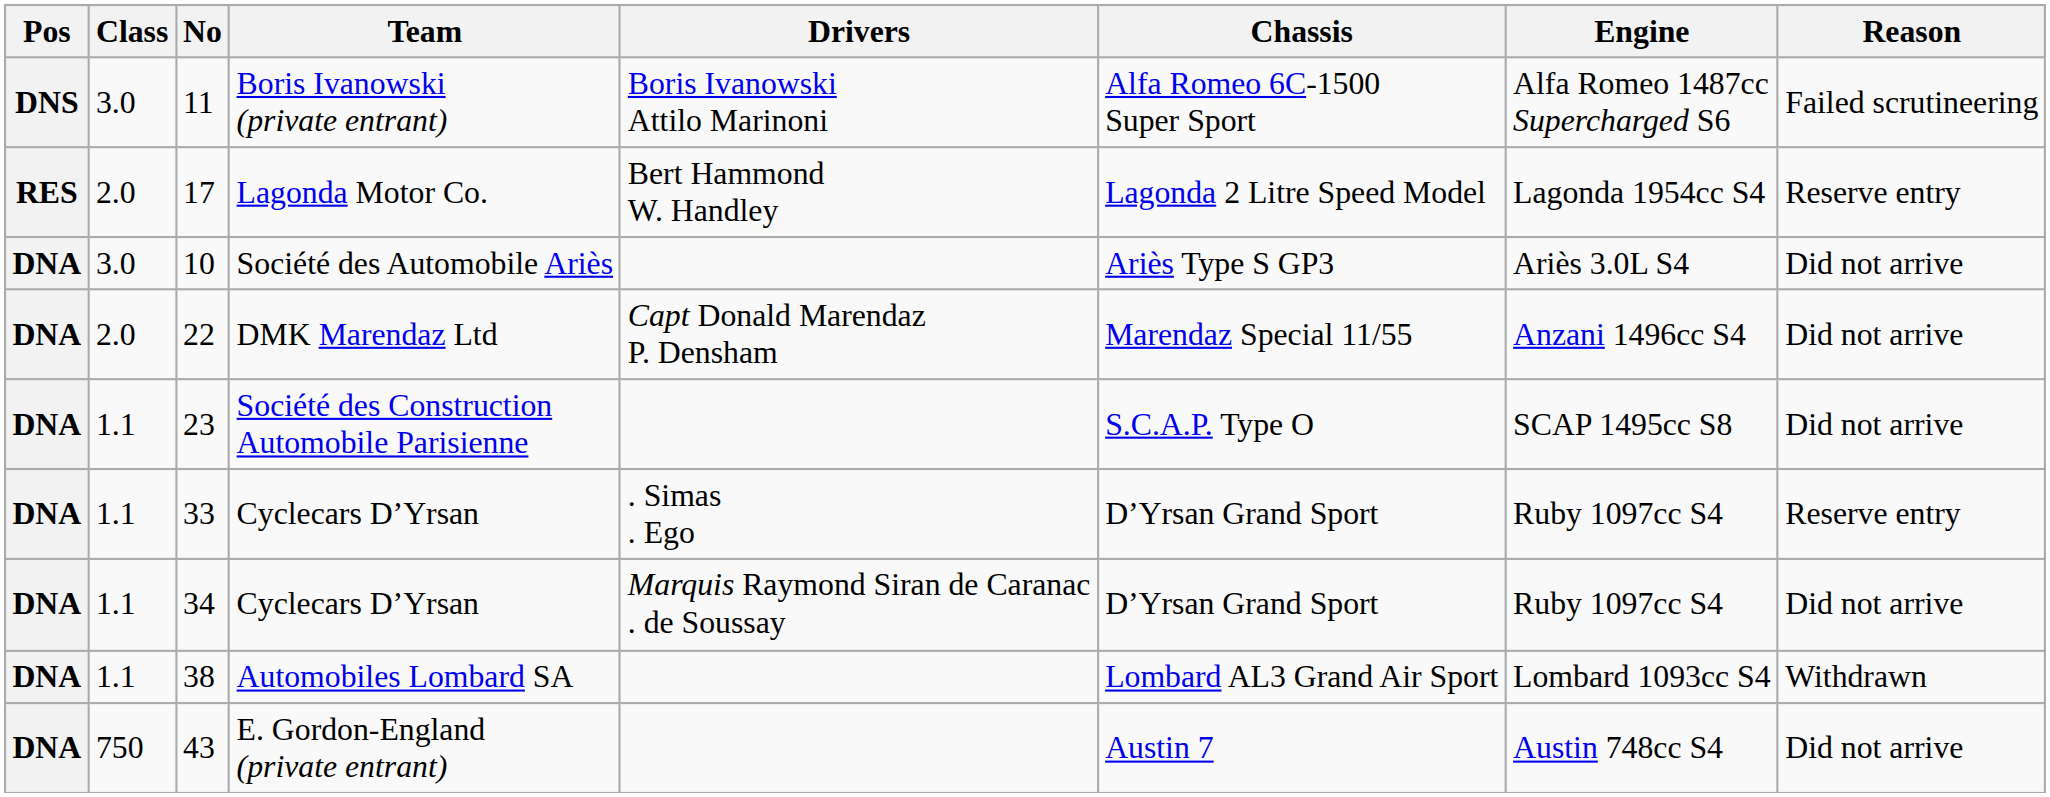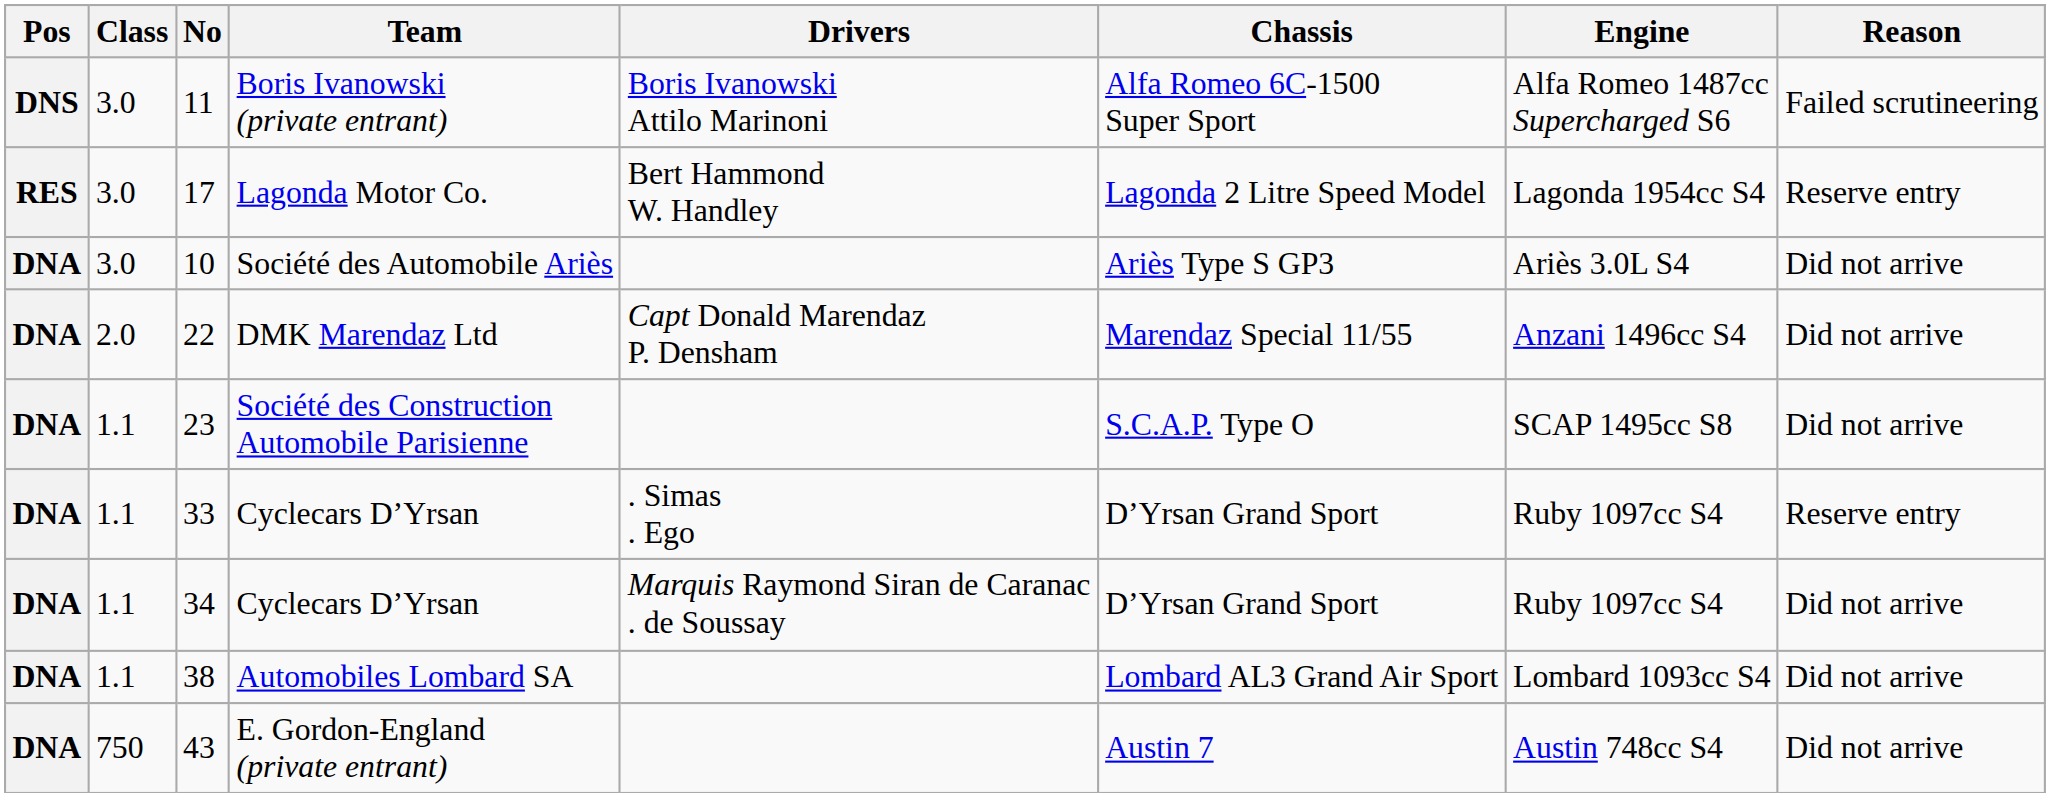(116, 192) 2.0 -> (116, 192) 3.0
(1856, 675) Withdrawn -> (1874, 675) Did not arrive
